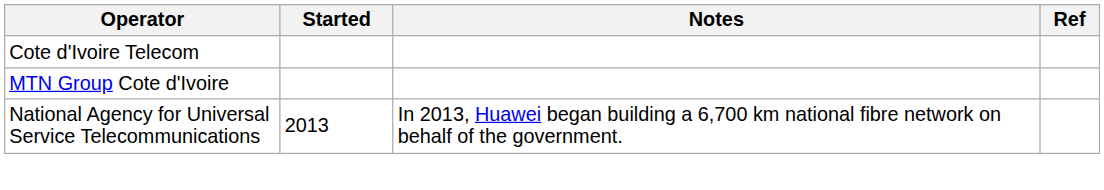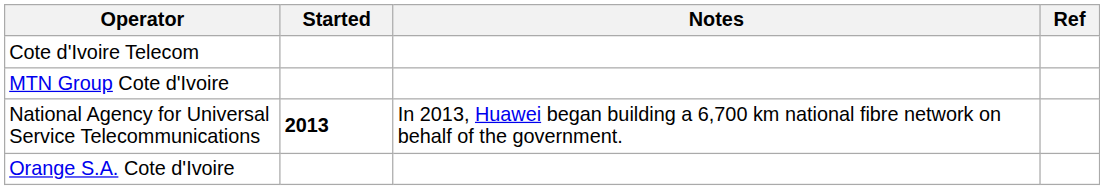(307, 125) normal -> (307, 125) bold
+ row: (122, 168)
